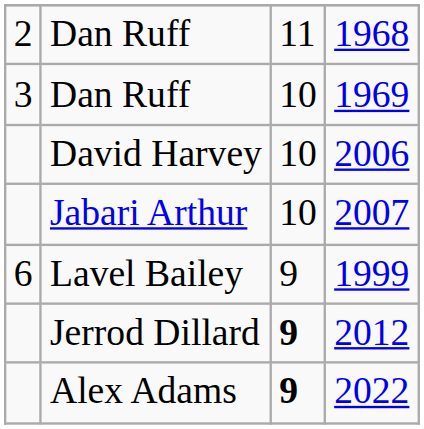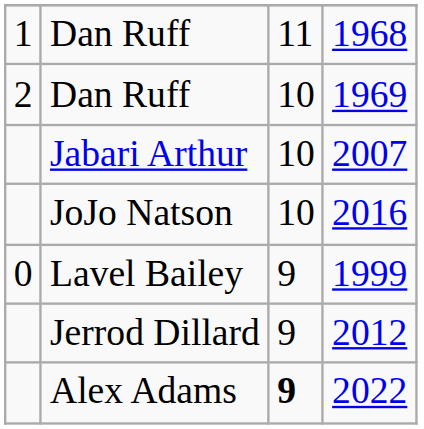(23, 34) 2 -> (23, 34) 1
(23, 93) 3 -> (23, 93) 2
- row: (372, 153)
+ row: (370, 213)
(23, 272) 6 -> (23, 272) 0
(289, 332) bold -> (287, 332) normal
